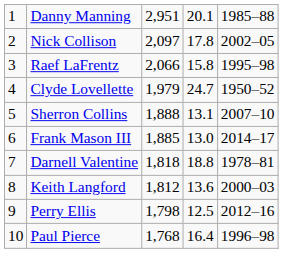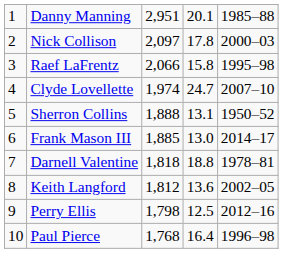(248, 41) 2002–05 -> (248, 41) 2000–03
(162, 89) 1,979 -> (162, 89) 1,974
(248, 89) 1950–52 -> (248, 89) 2007–10
(248, 114) 2007–10 -> (248, 114) 1950–52
(248, 187) 2000–03 -> (248, 187) 2002–05
